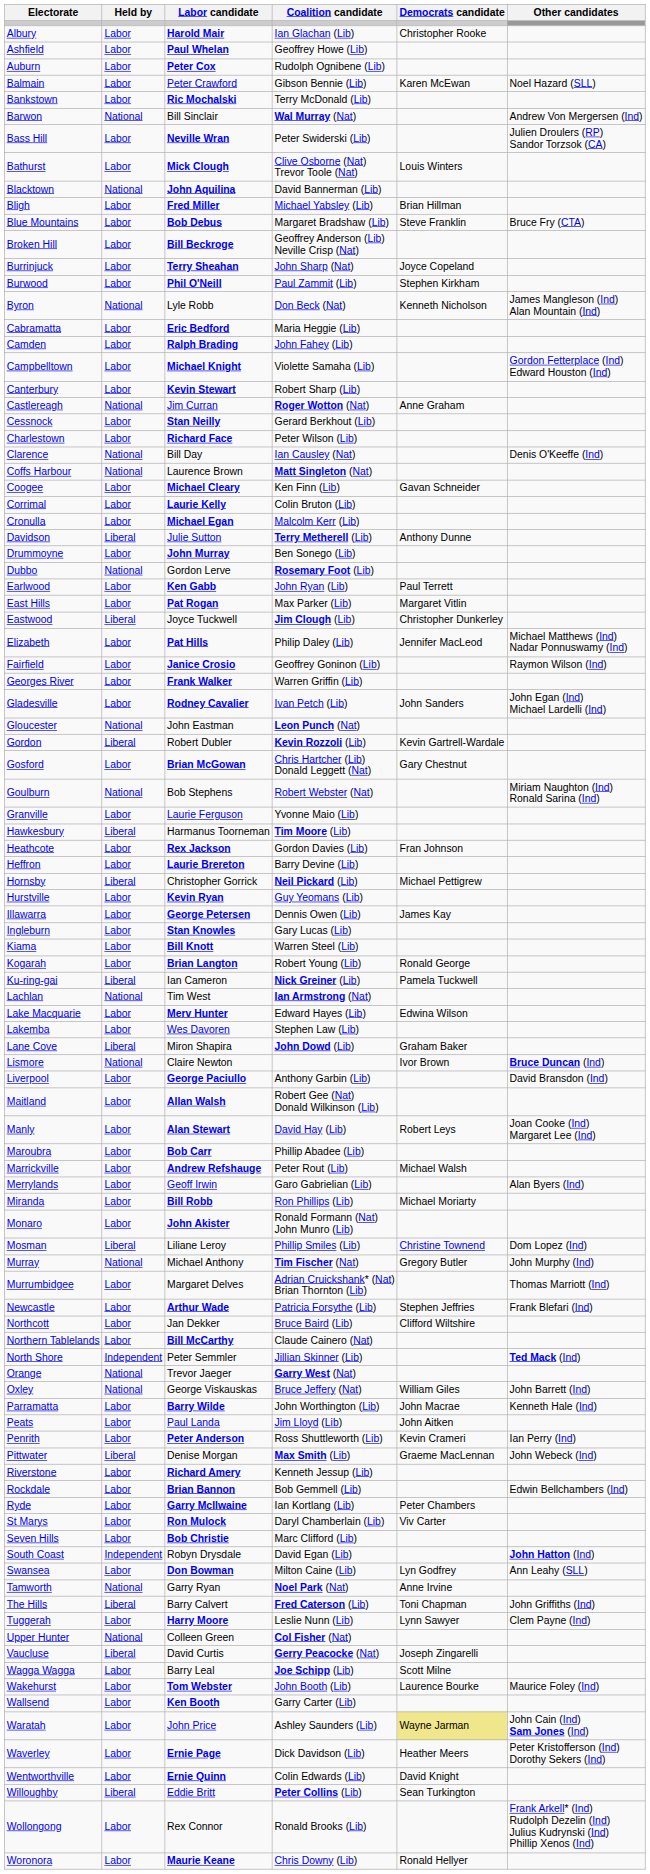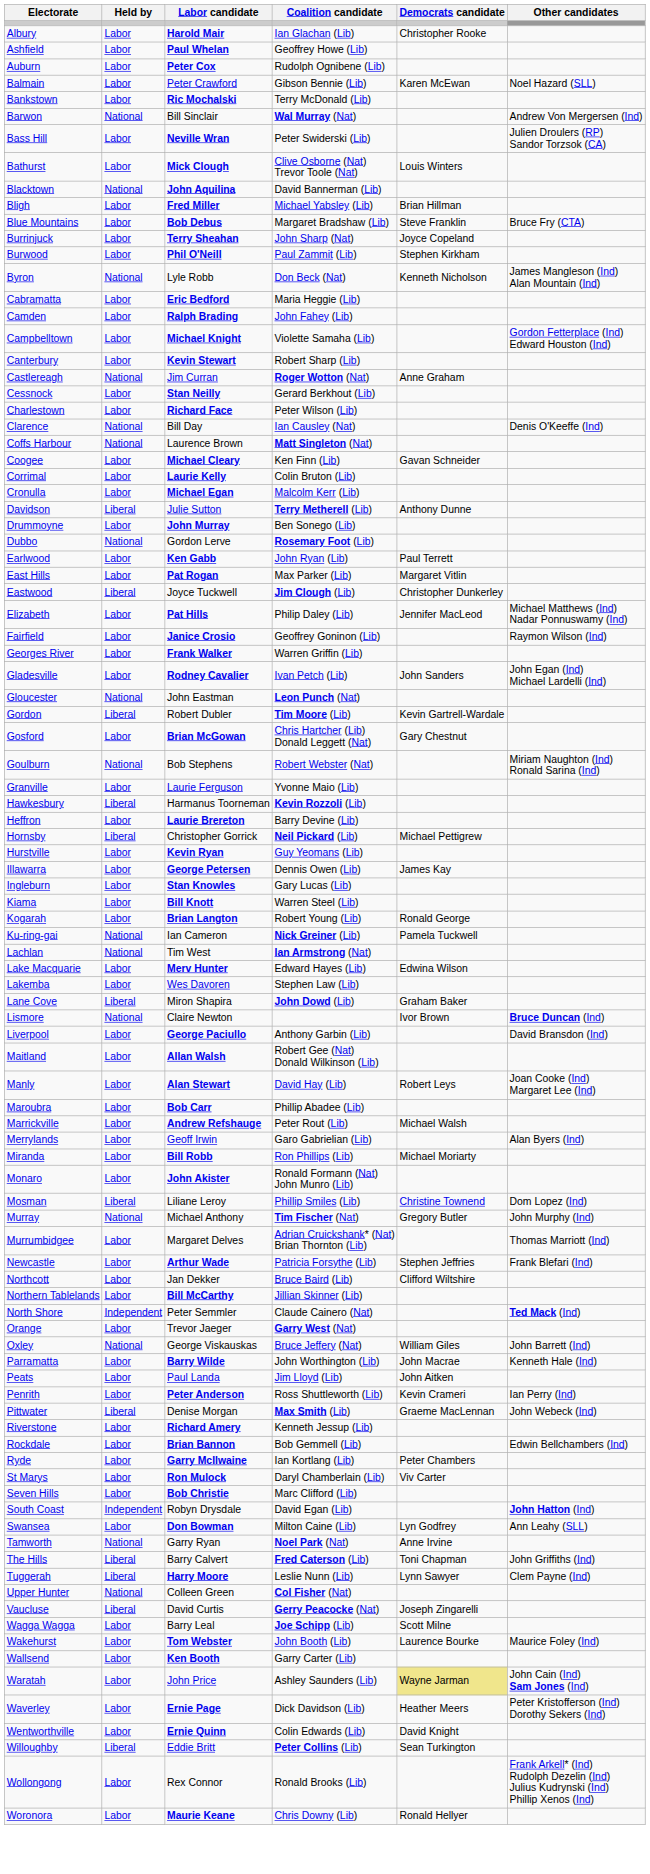- row: (32, 244)
(320, 742) Kevin Rozzoli (Lib) -> (313, 714) Tim Moore (Lib)
(313, 832) Tim Moore (Lib) -> (320, 803) Kevin Rozzoli (Lib)
- row: (30, 848)
(120, 980) Liberal -> (123, 935) National
(324, 1340) Claude Cainero (Nat) -> (318, 1296) Jillian Skinner (Lib)
(318, 1357) Jillian Skinner (Lib) -> (324, 1312) Claude Cainero (Nat)
(123, 1373) National -> (118, 1328) Labor
(118, 1621) Labor -> (120, 1576) Liberal
